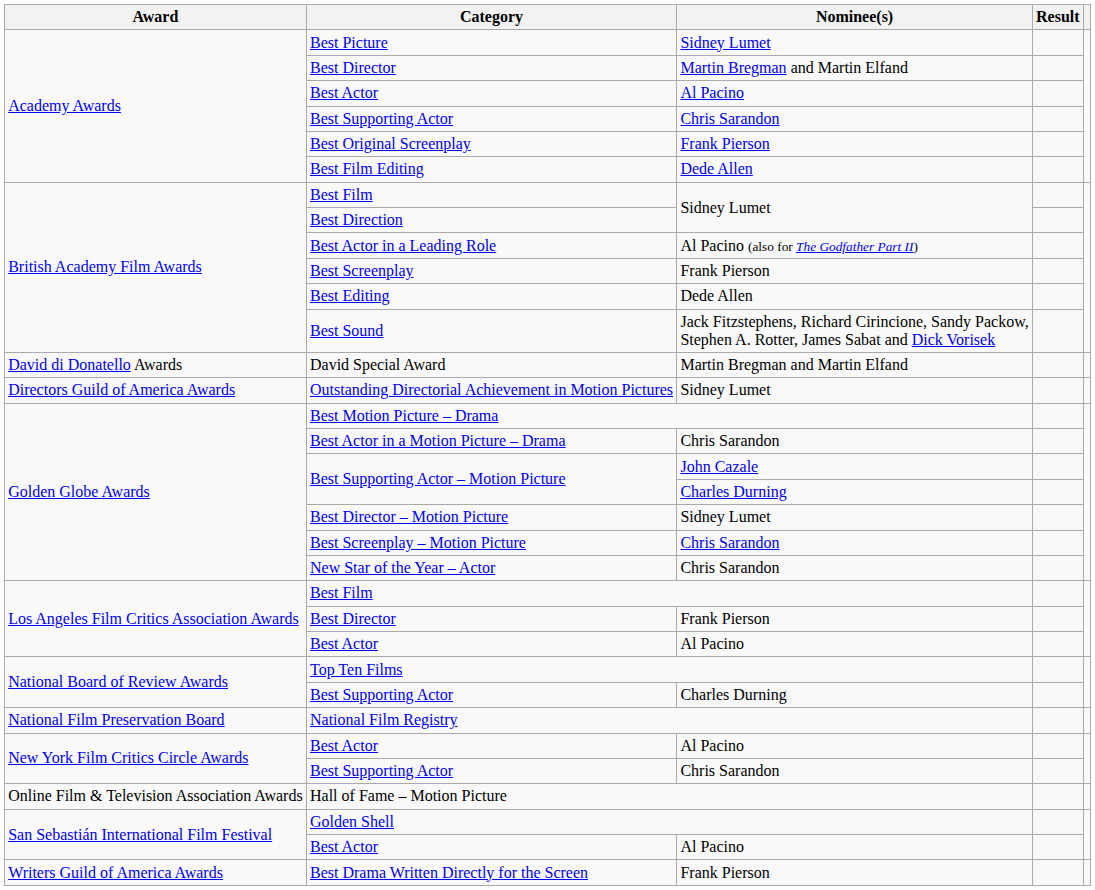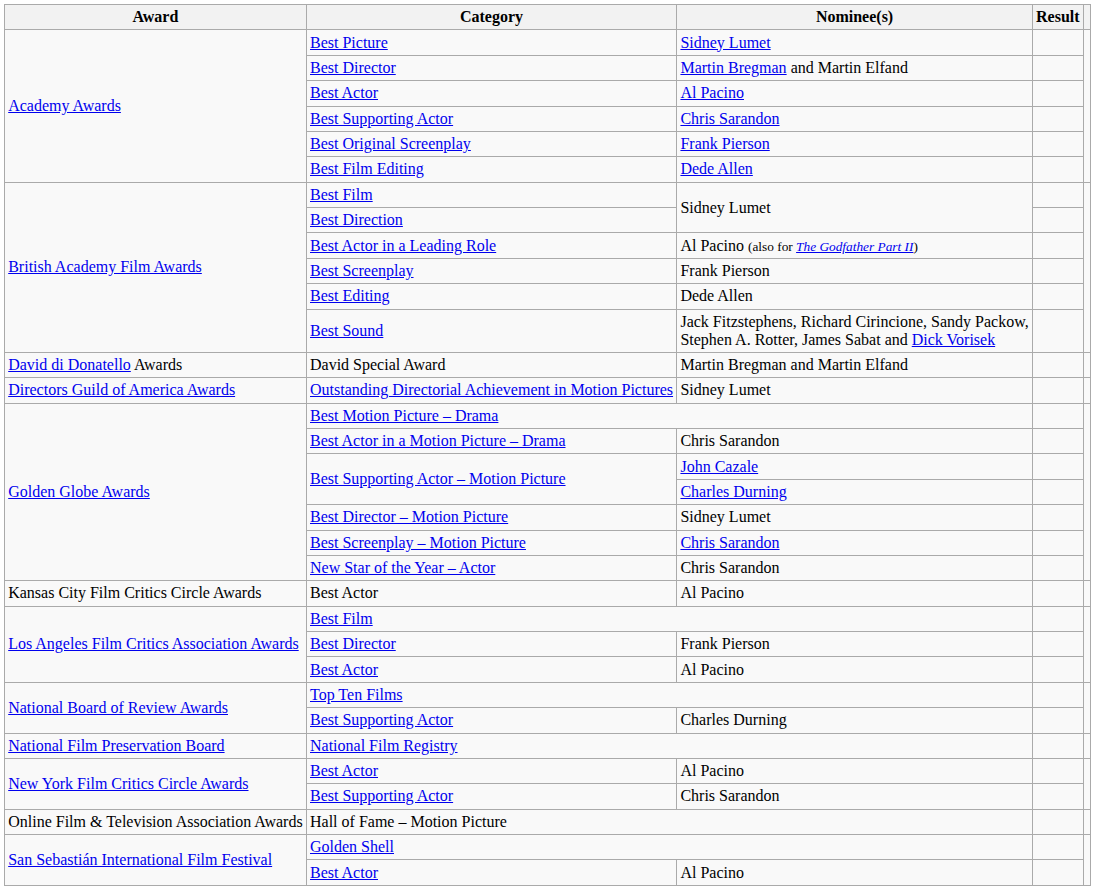+ row: (135, 593)
- row: (116, 872)
